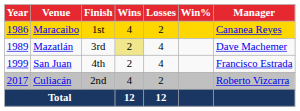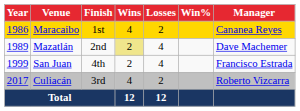(98, 47) 3rd -> (98, 47) 2nd
(98, 81) 2nd -> (98, 81) 3rd
